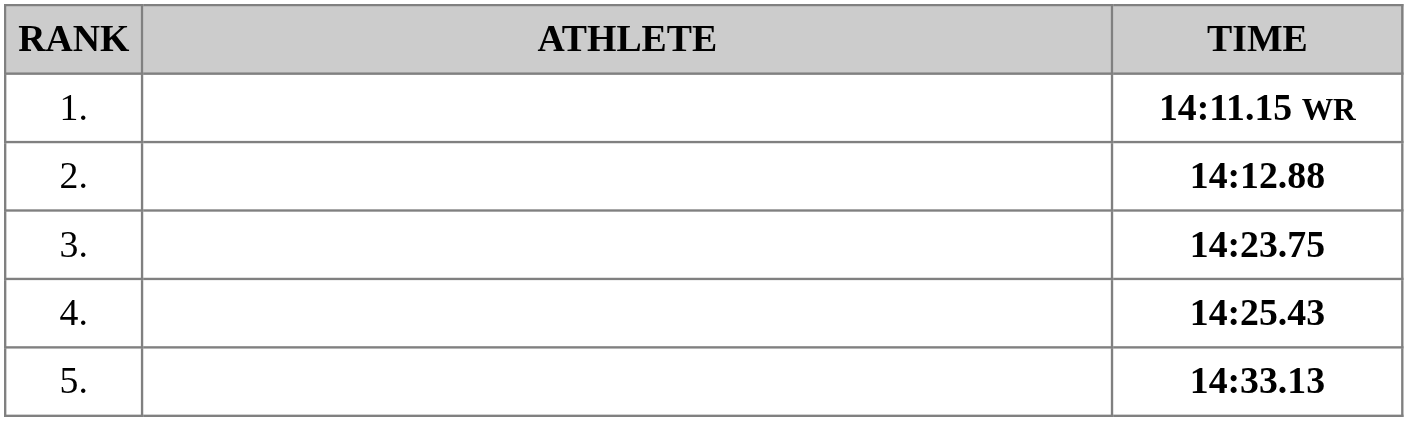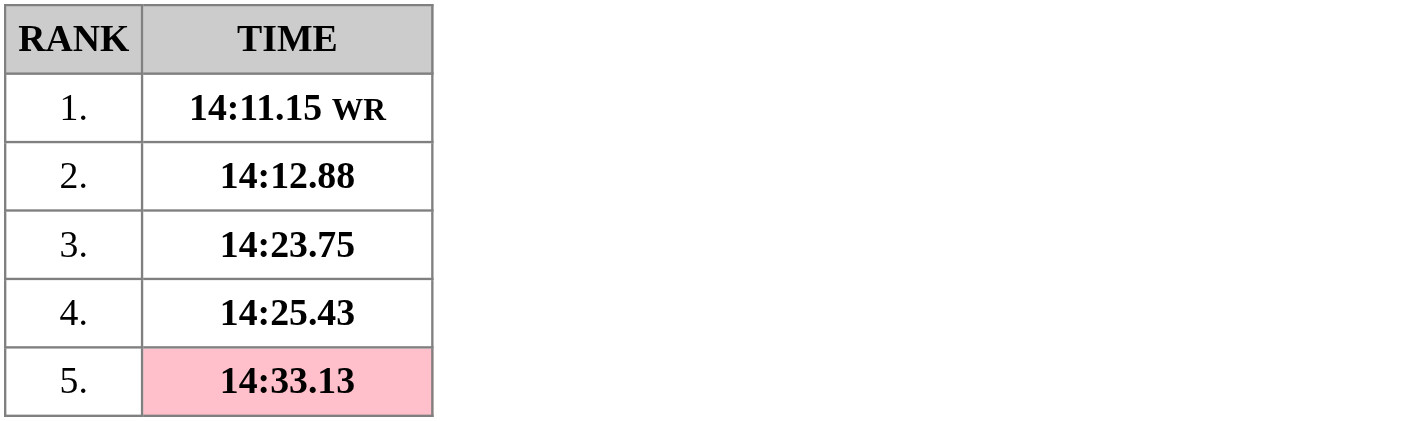- column: (627, 38)
(1257, 380) no background -> (287, 380) pink background
